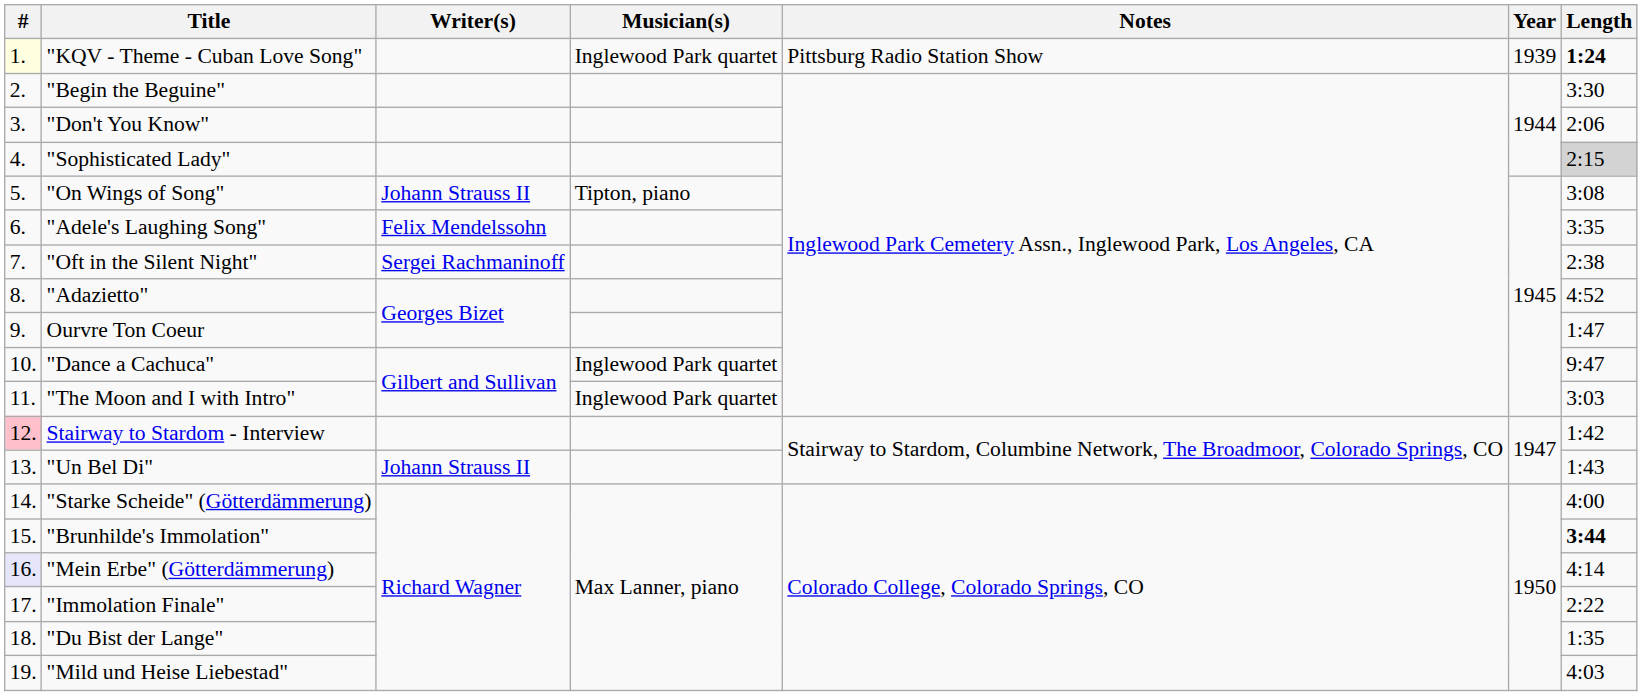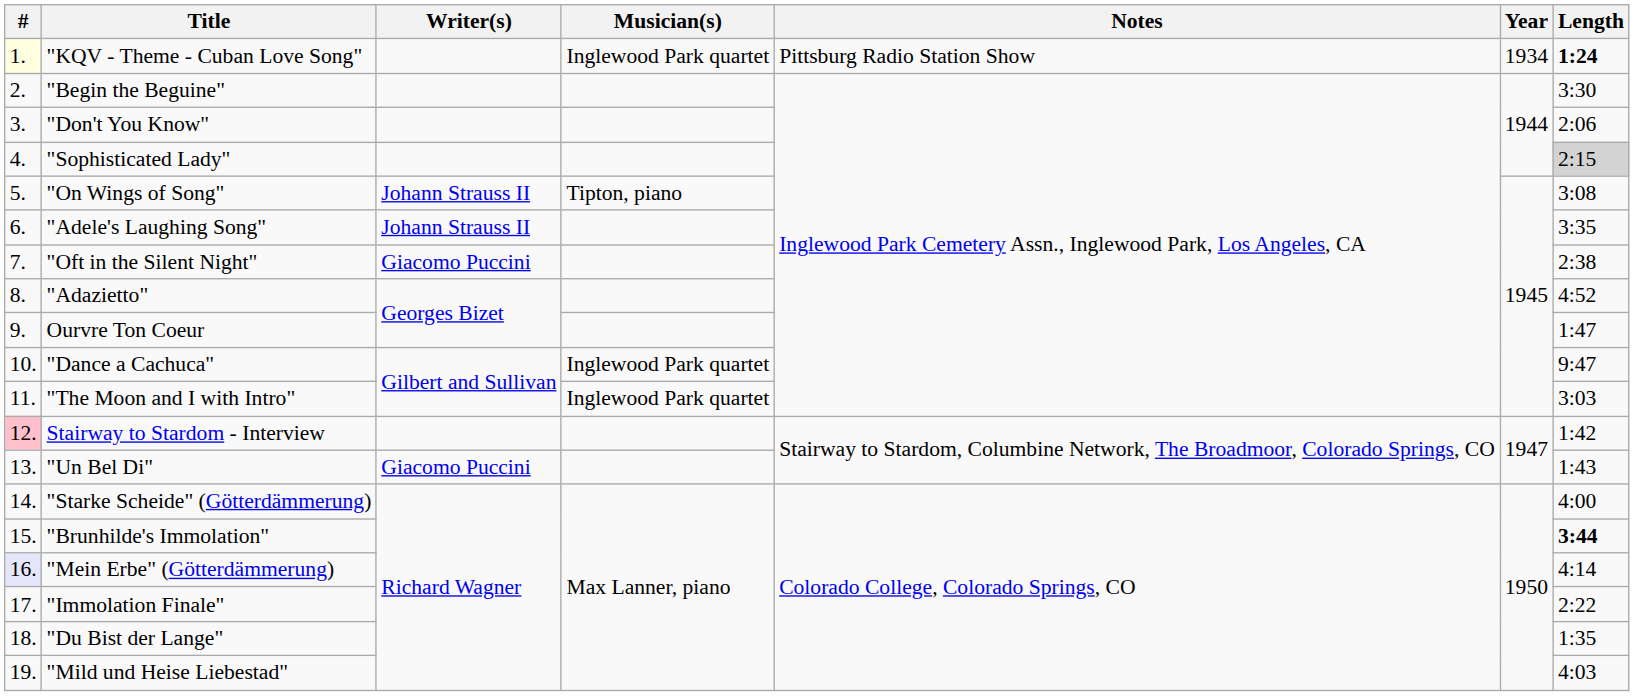(1535, 55) 1939 -> (1526, 55) 1934
(464, 227) Felix Mendelssohn -> (456, 227) Johann Strauss II
(473, 261) Sergei Rachmaninoff -> (456, 261) Giacomo Puccini
(456, 466) Johann Strauss II -> (456, 466) Giacomo Puccini
